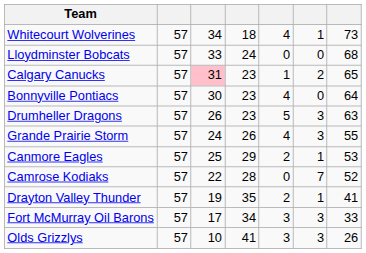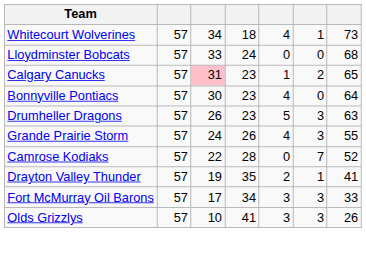- row: (55, 156)
